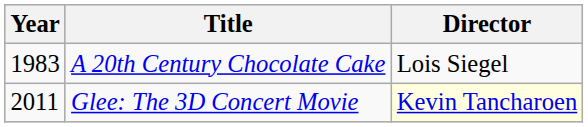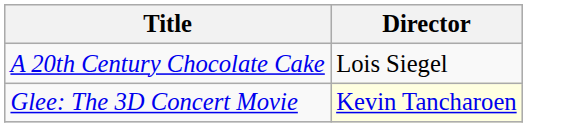- column: (35, 24)
